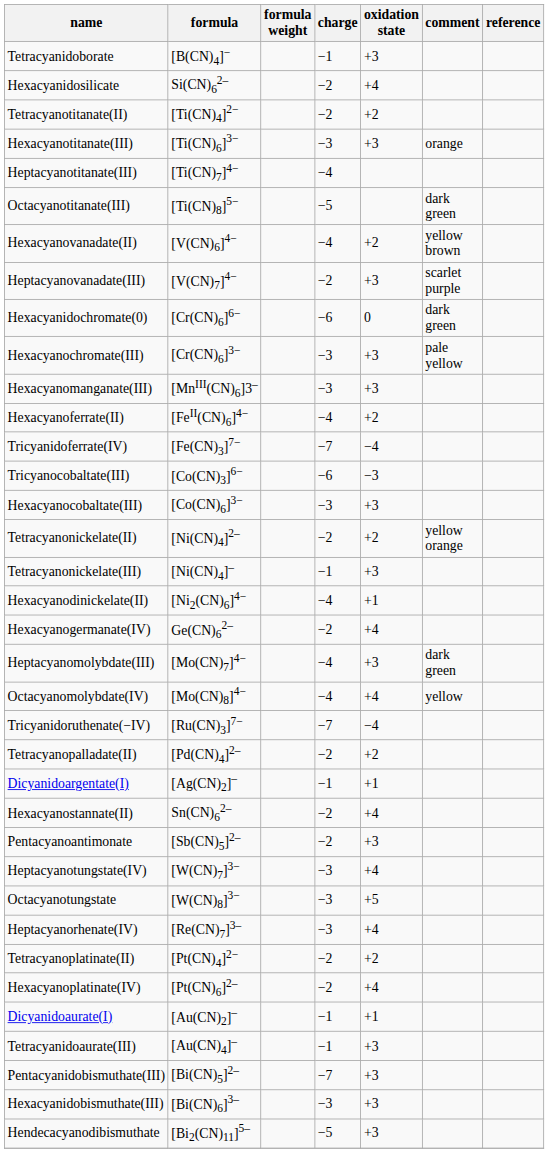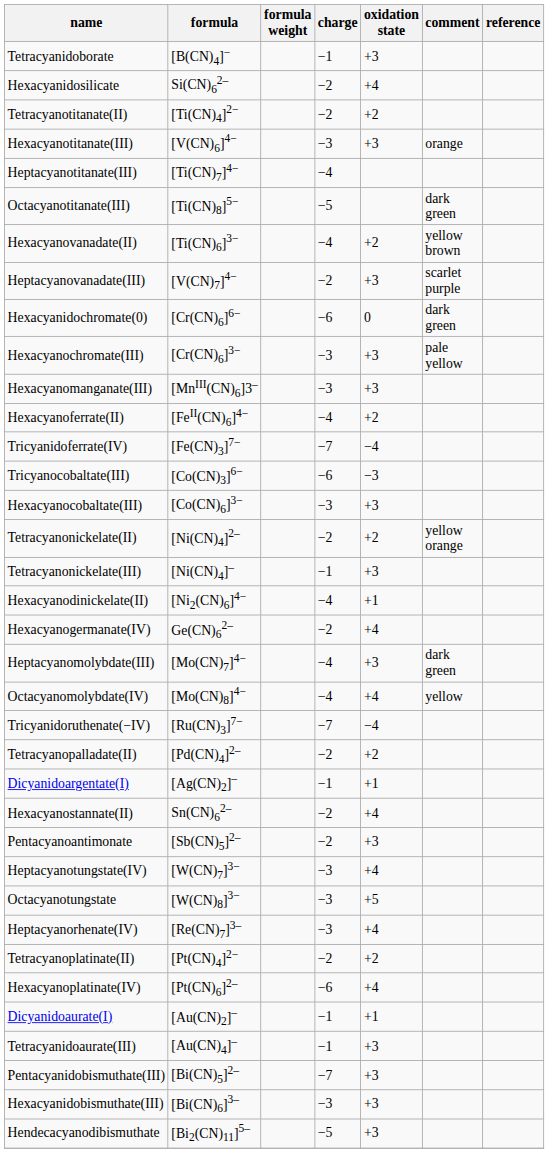(205, 143) [Ti(CN)6]3− -> (204, 143) [V(CN)6]4−
(204, 243) [V(CN)6]4− -> (205, 243) [Ti(CN)6]3−
(325, 987) −2 -> (325, 987) −6
